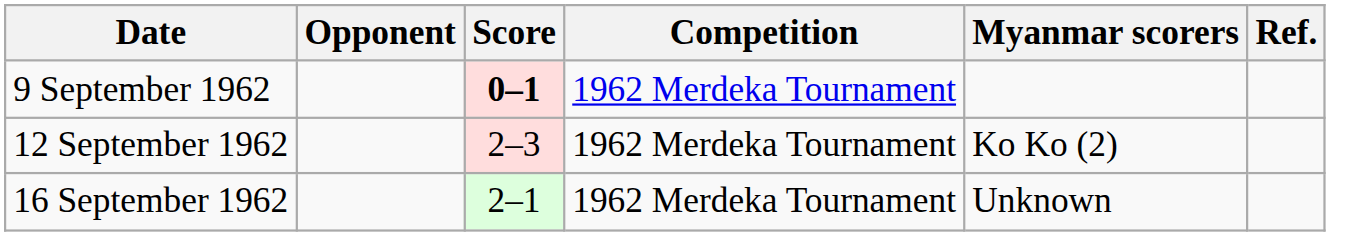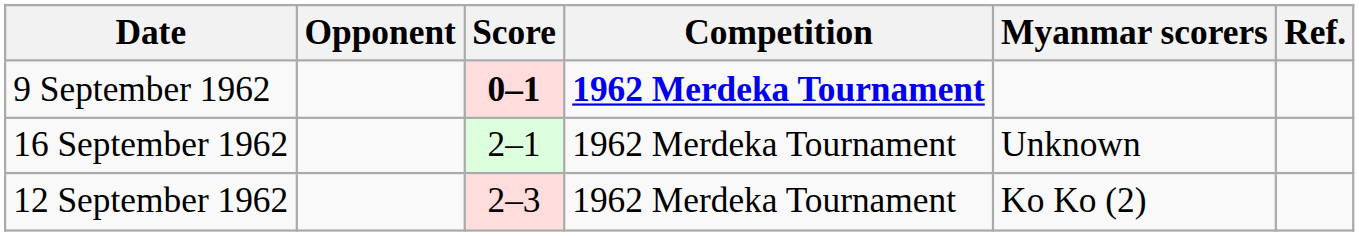(764, 88) normal -> (779, 88) bold
rows swapped: (151, 144) <-> (151, 200)
